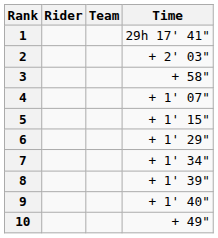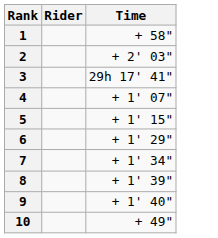- column: (104, 15)
(168, 36) 29h 17' 41" -> (154, 36) + 58"
(191, 77) + 58" -> (131, 77) 29h 17' 41"
